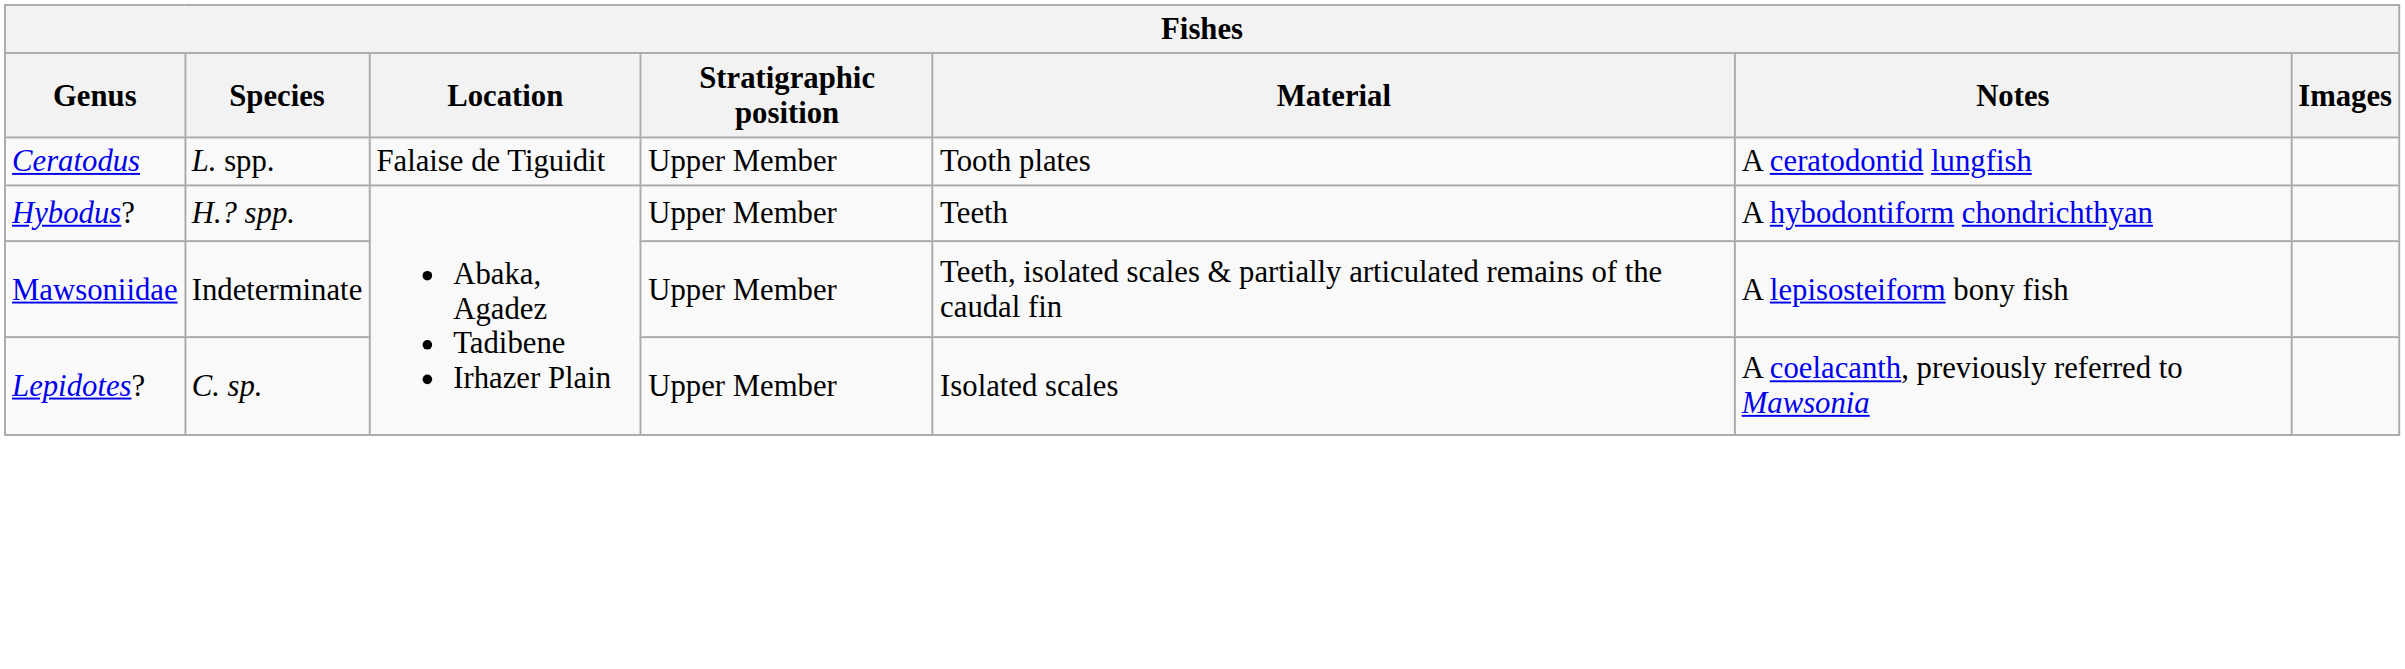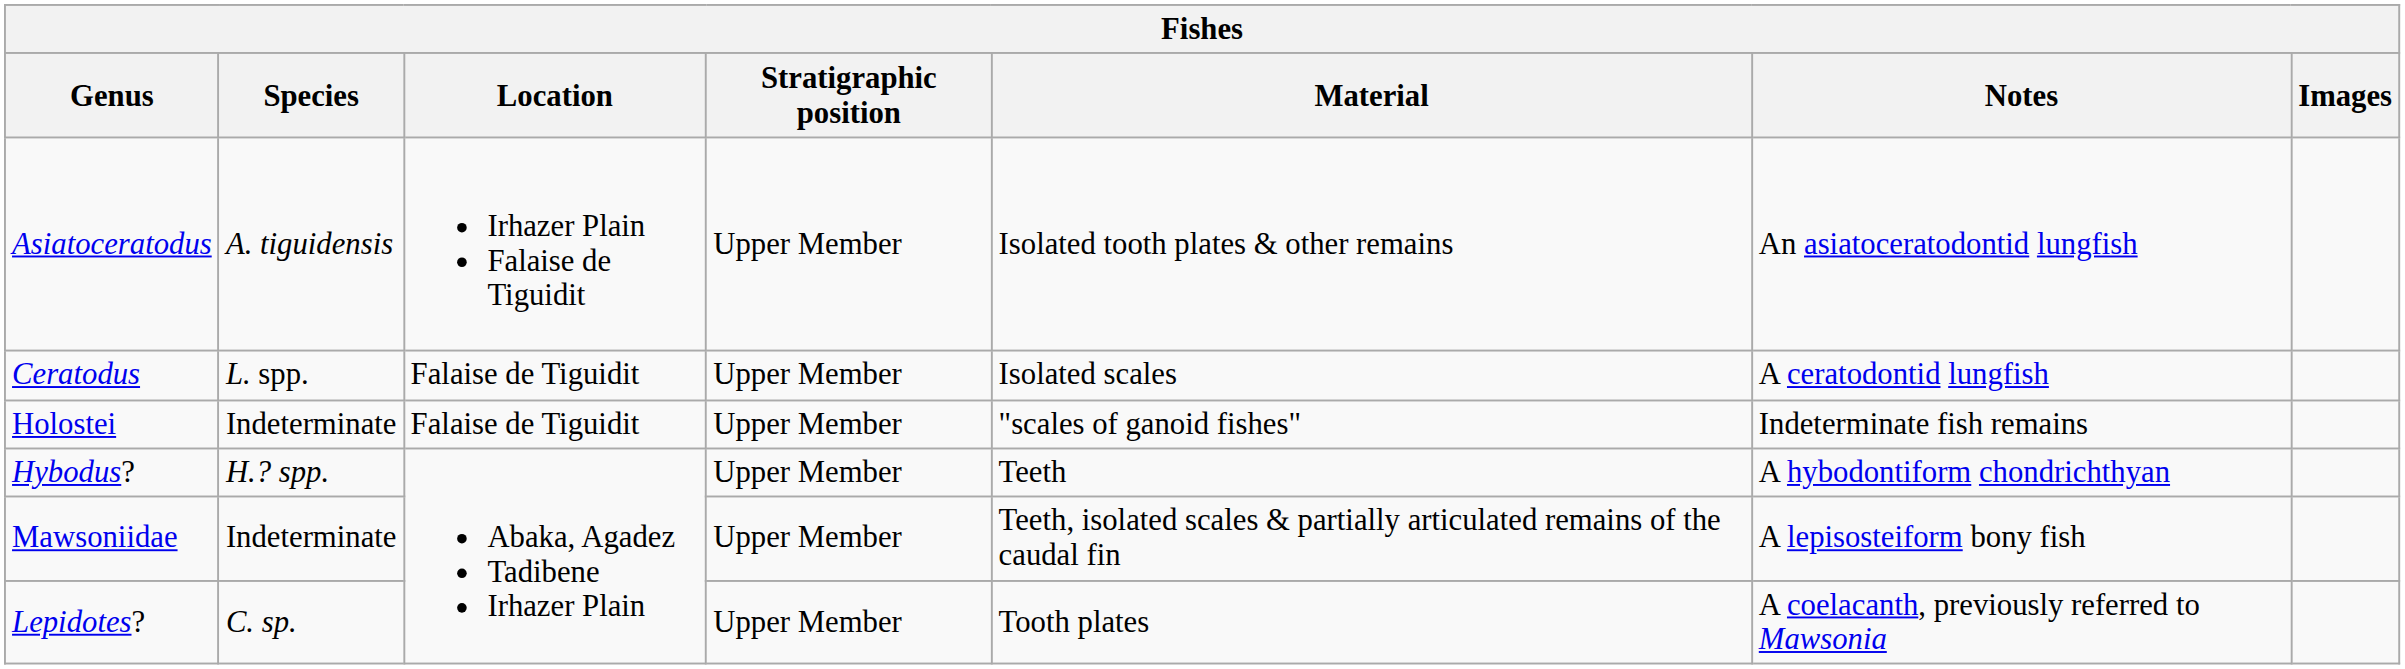+ row: (112, 243)
(1015, 160) Tooth plates -> (1088, 374) Isolated scales
+ row: (64, 423)
(1029, 385) Isolated scales -> (1074, 621) Tooth plates
